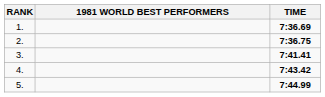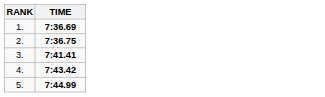- column: (153, 12)
